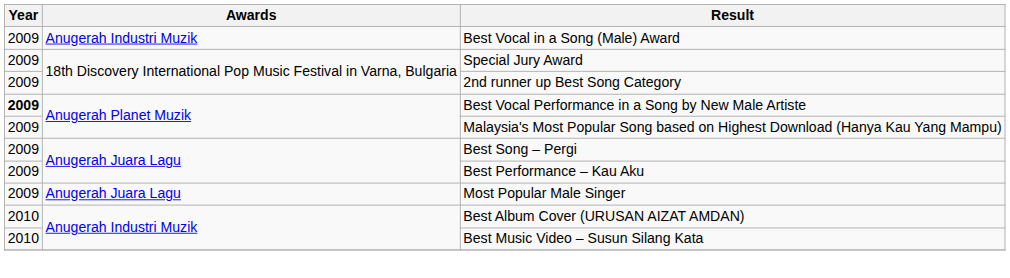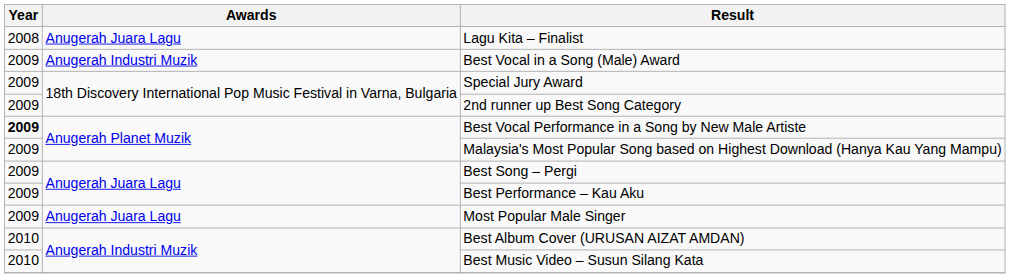+ row: (523, 37)
